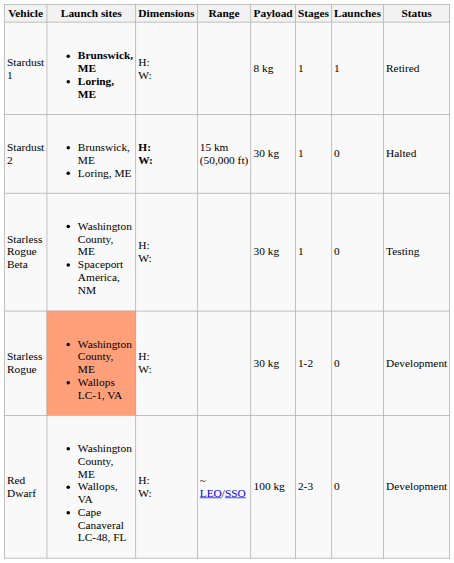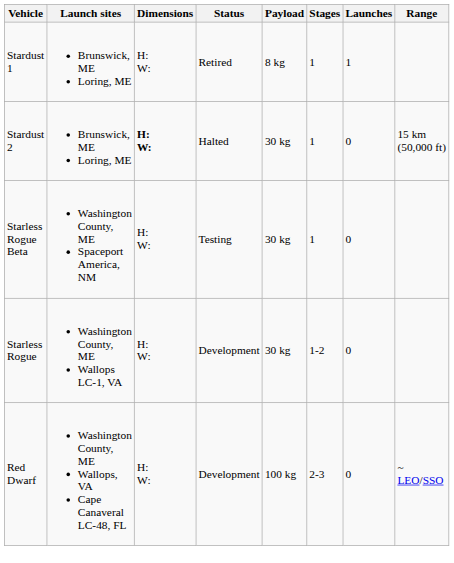columns swapped: (224, 13) <-> (417, 13)
(91, 75) bold -> (91, 68) normal
(91, 369) lightsalmon background -> (91, 357) no background
